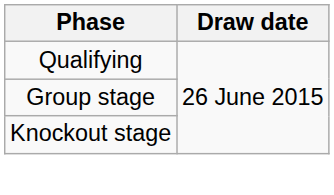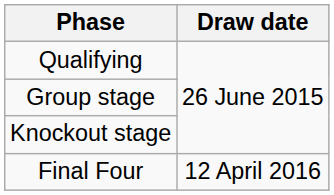+ row: (91, 171)
